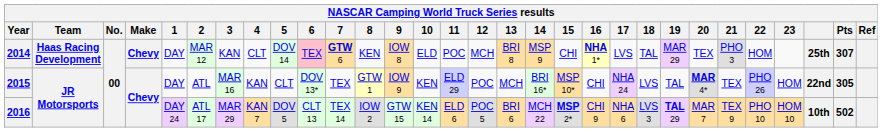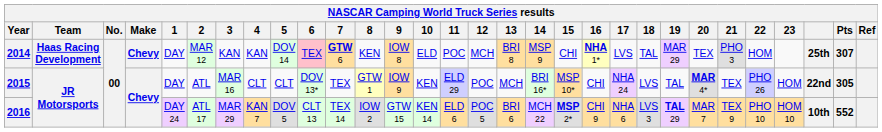(257, 54) CLT -> (257, 54) KAN
(257, 83) KAN -> (257, 83) CLT
(845, 112) 502 -> (845, 112) 552
